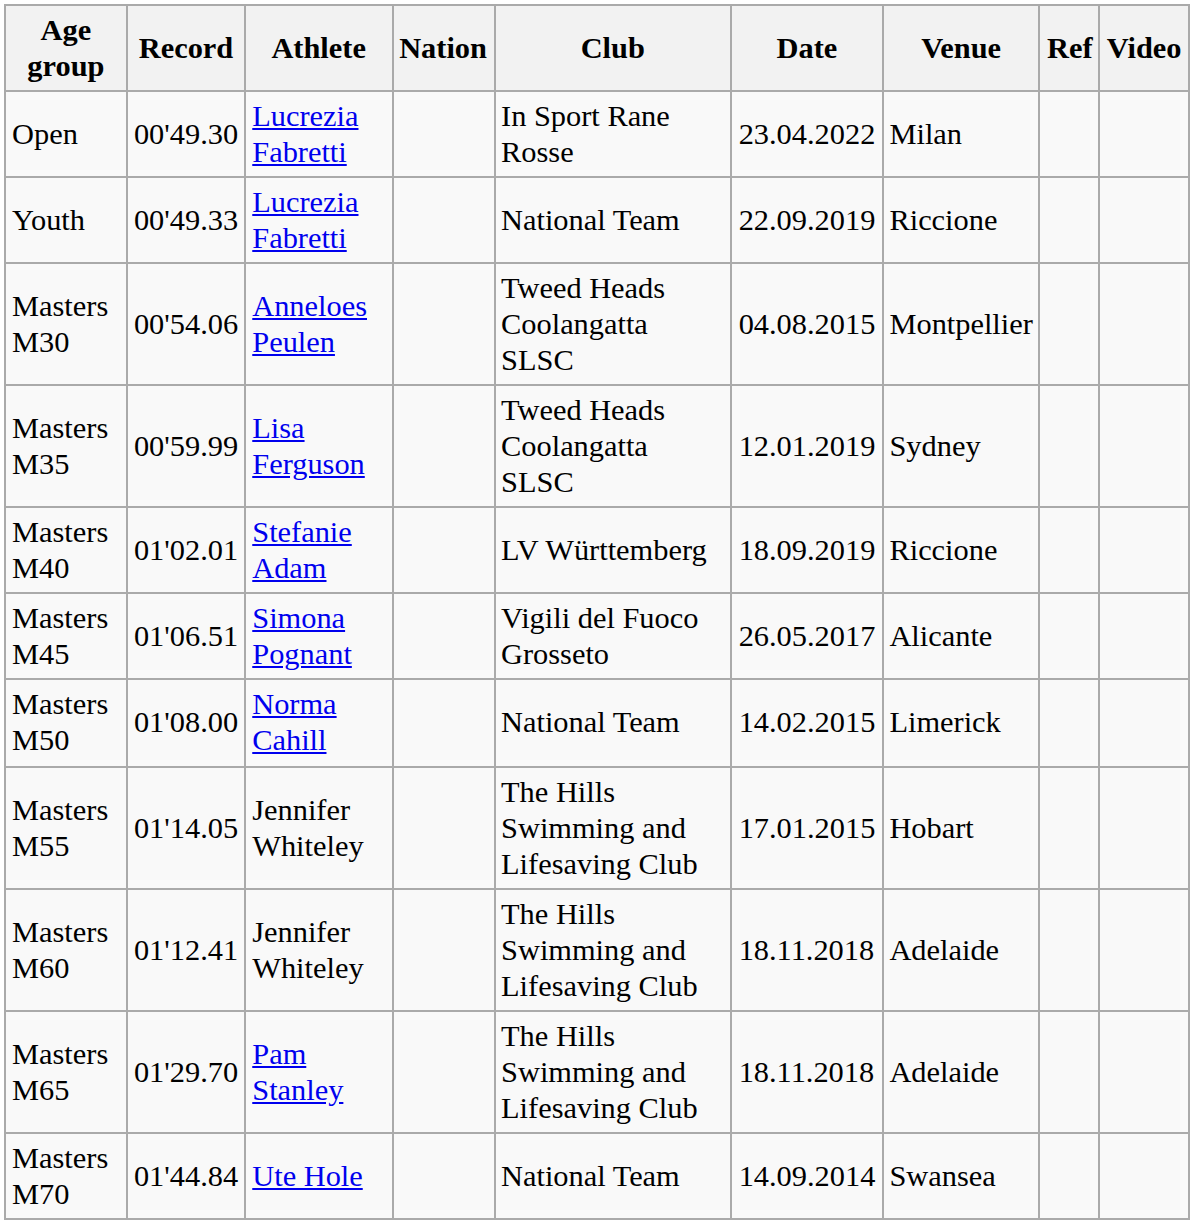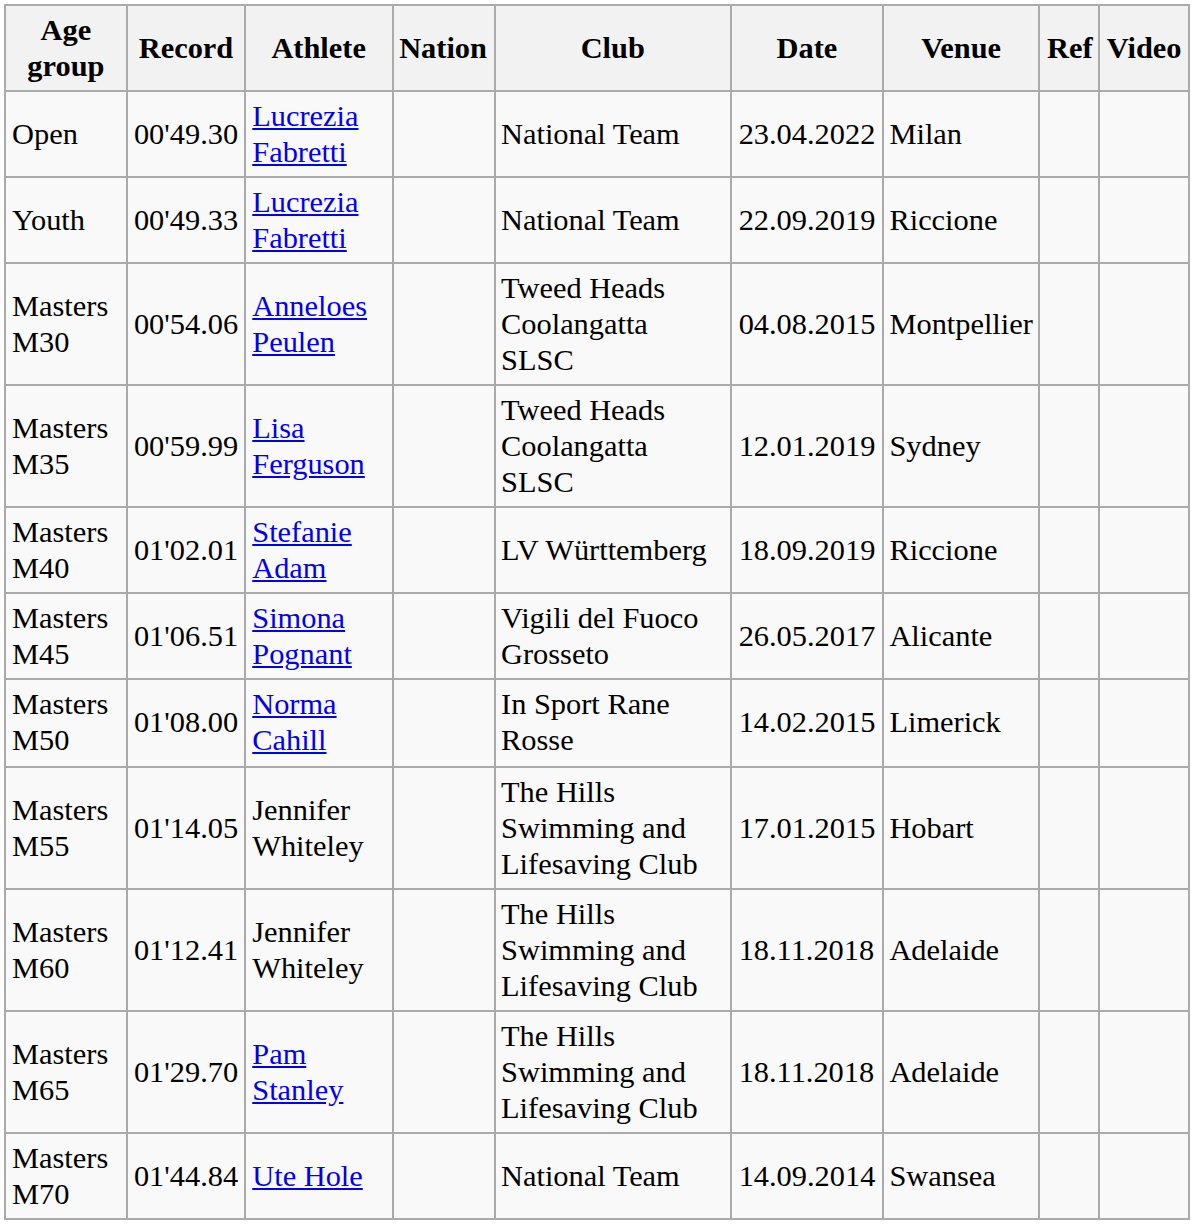(585, 133) In Sport Rane Rosse -> (590, 133) National Team
(590, 722) National Team -> (585, 722) In Sport Rane Rosse
